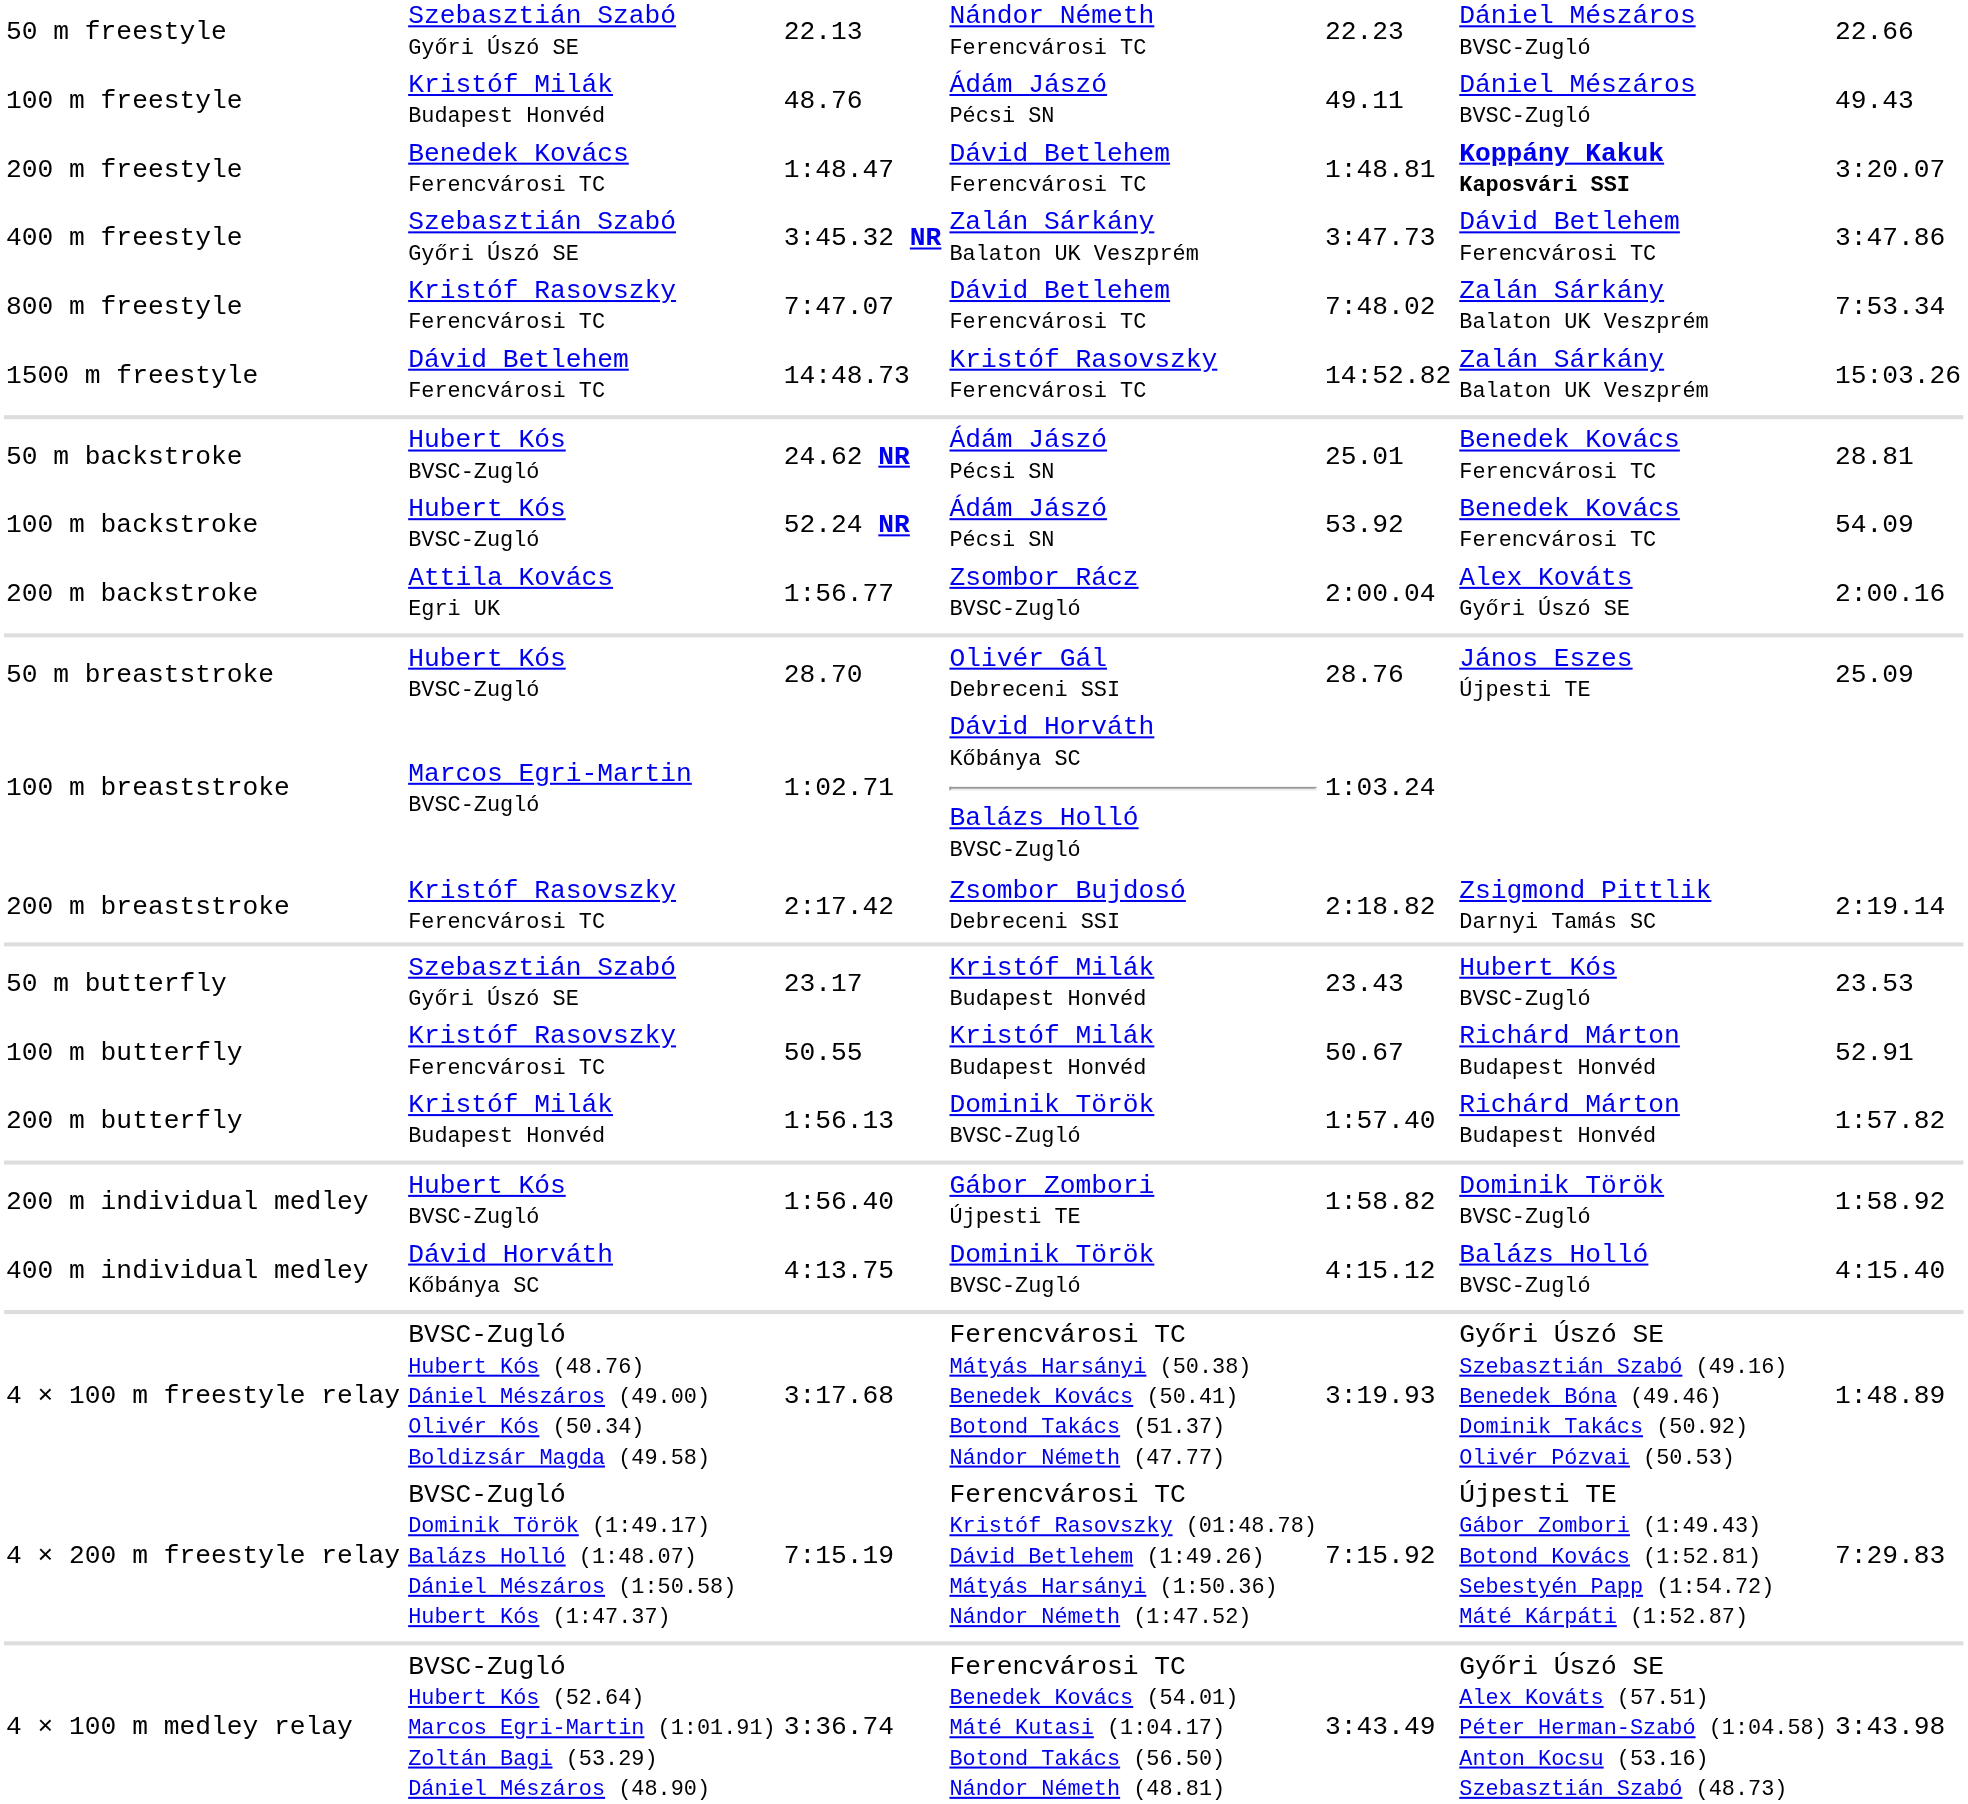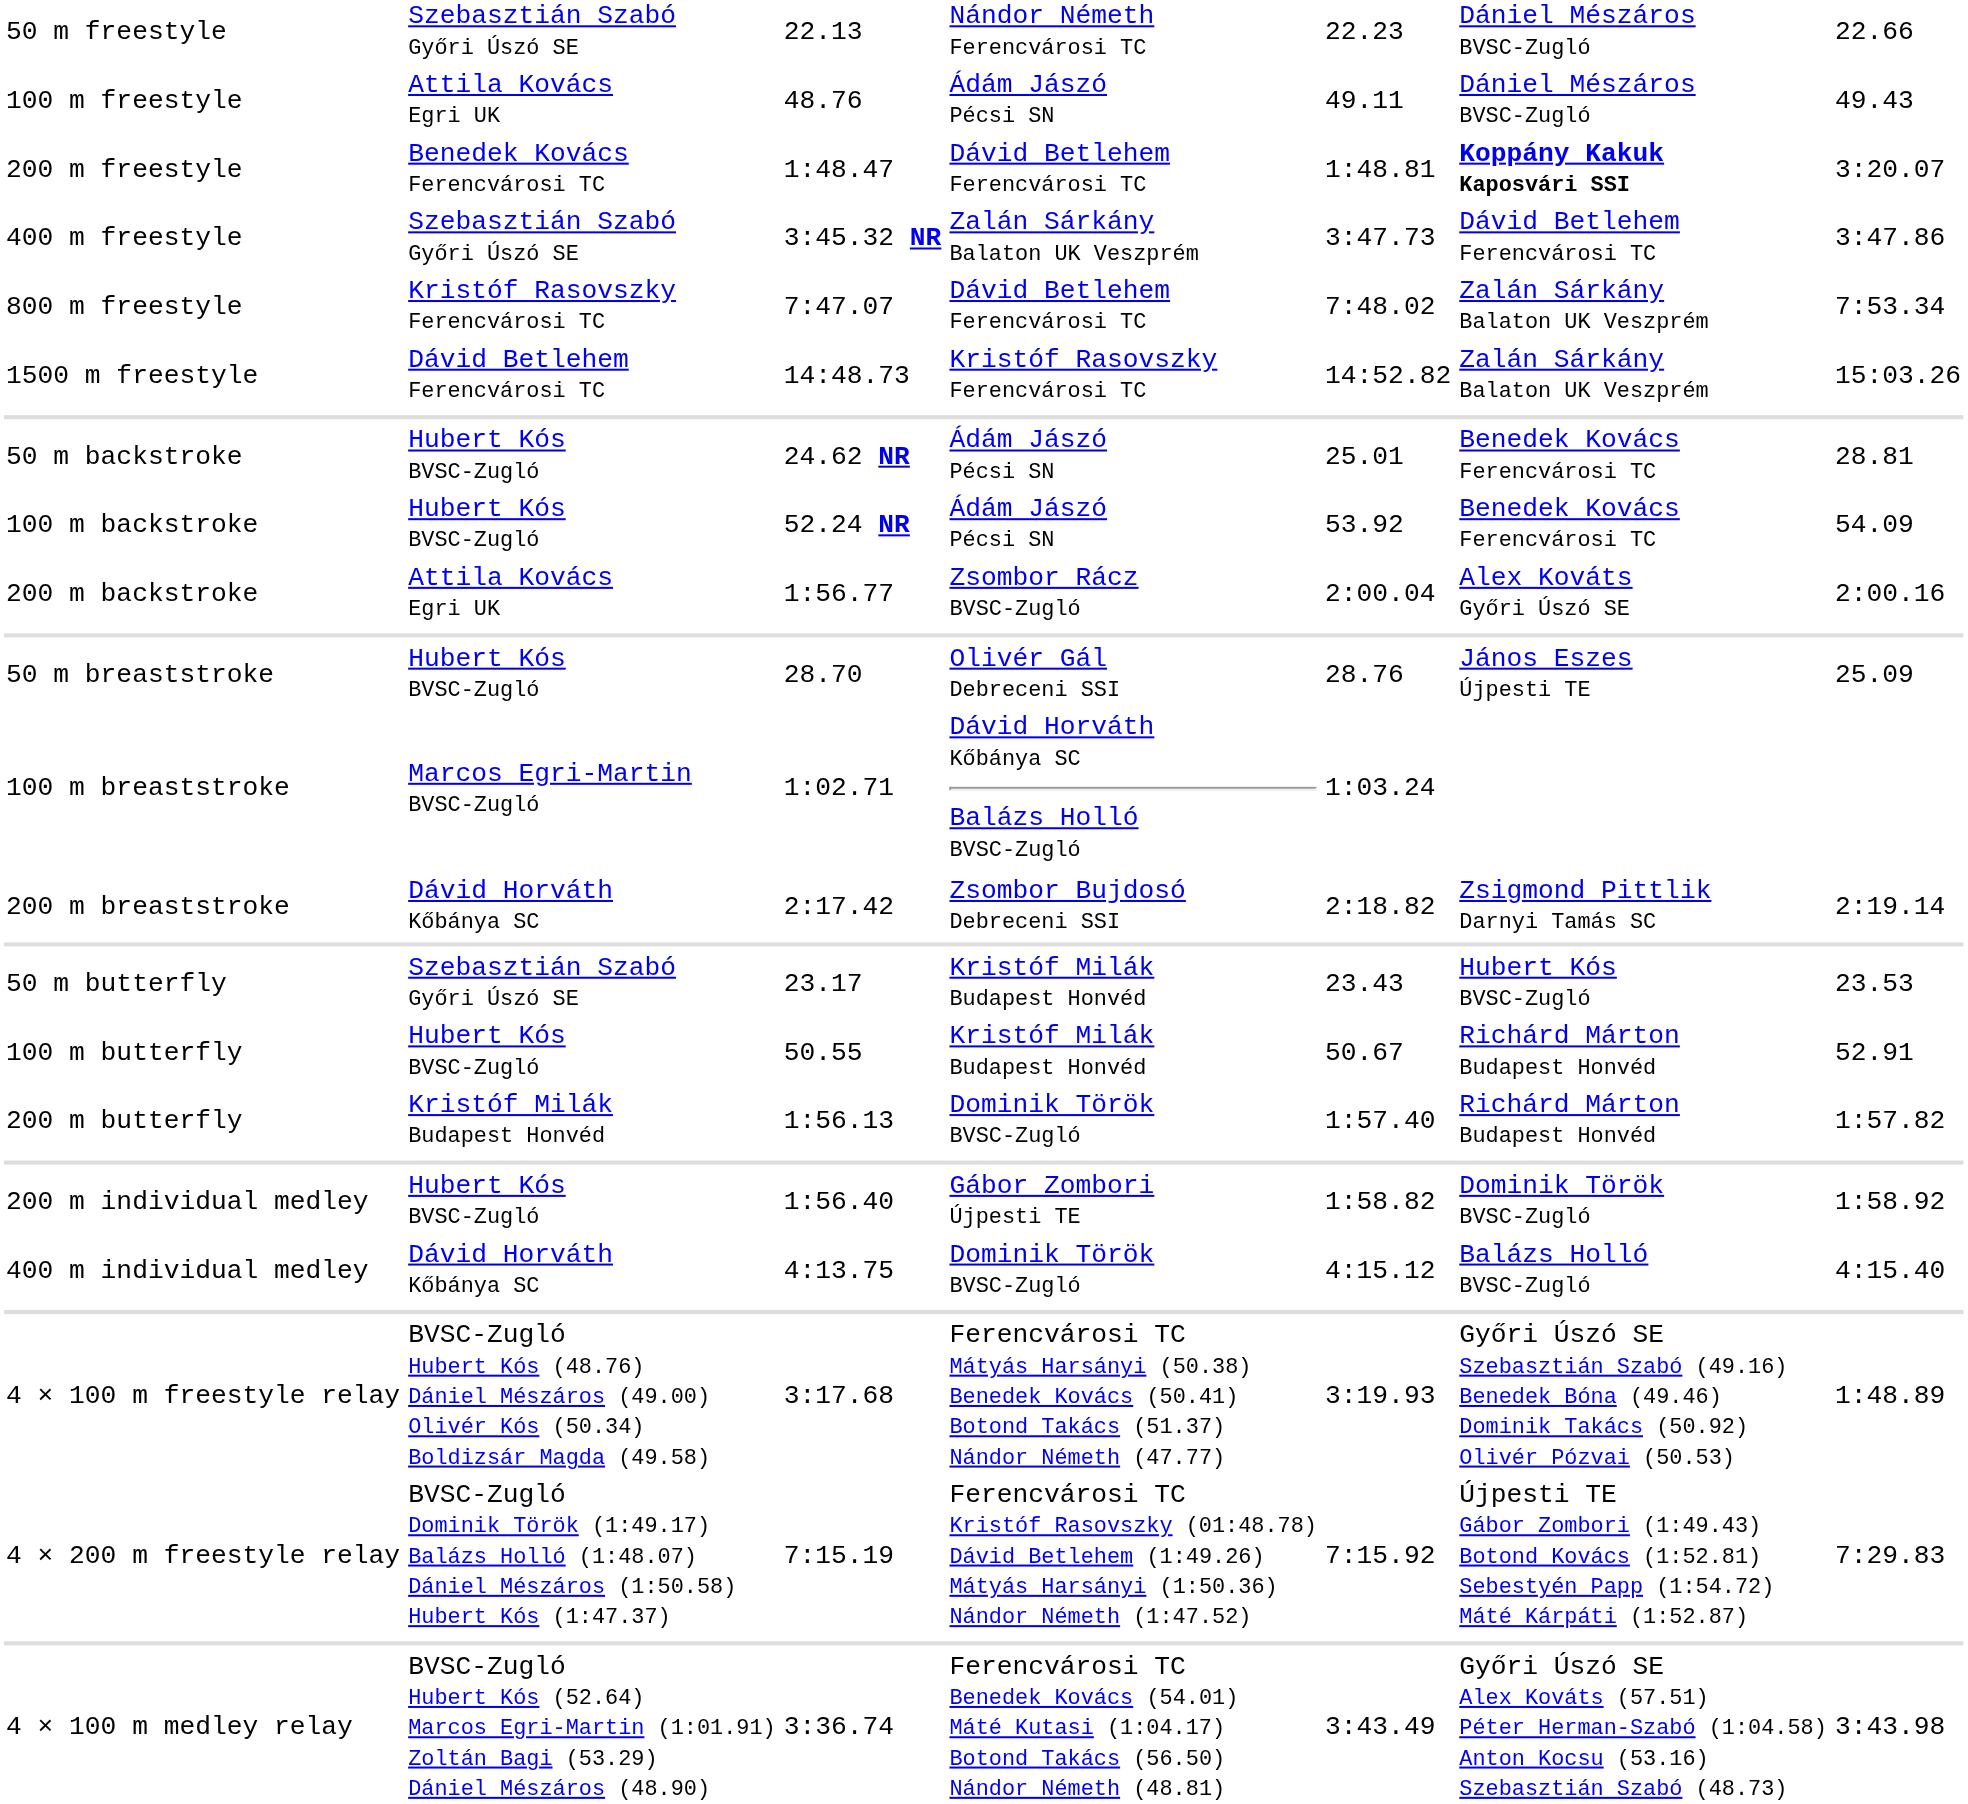(511, 99) Kristóf Milák Budapest Honvéd -> (511, 99) Attila Kovács Egri UK
(542, 905) Kristóf Rasovszky Ferencvárosi TC -> (511, 905) Dávid Horváth Kőbánya SC
(542, 1050) Kristóf Rasovszky Ferencvárosi TC -> (487, 1050) Hubert Kós BVSC-Zugló
